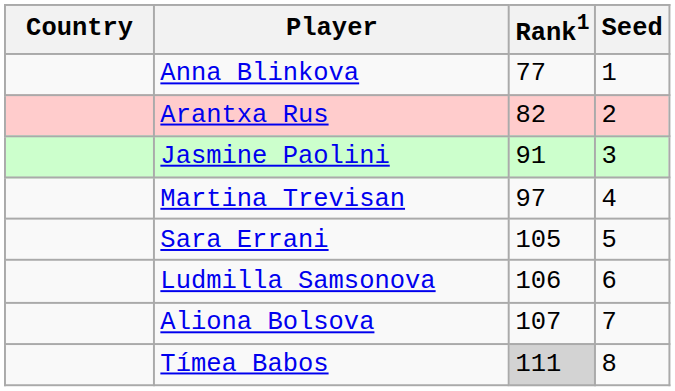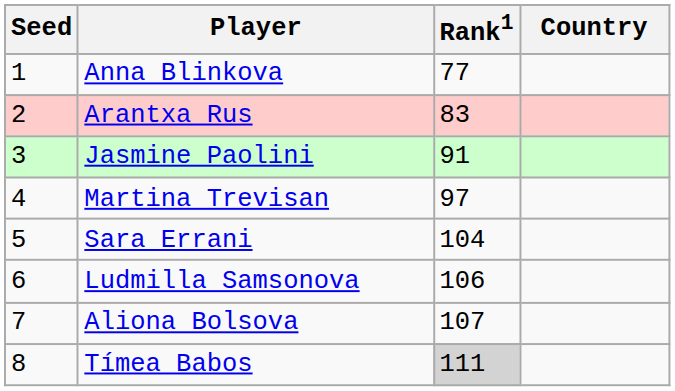columns swapped: (80, 29) <-> (632, 29)
(531, 115) 82 -> (455, 115) 83
(538, 240) 105 -> (462, 240) 104
